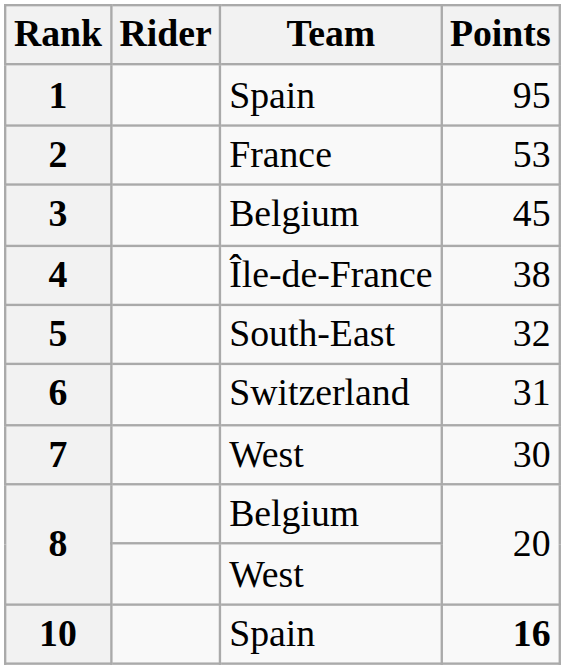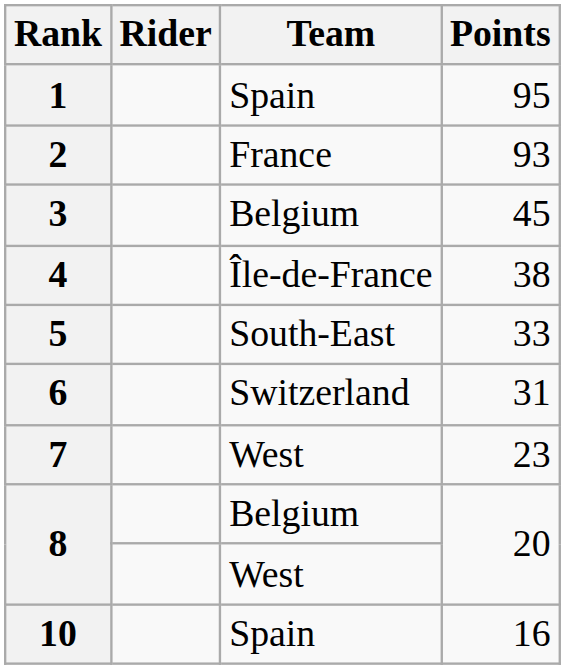(532, 154) 53 -> (532, 154) 93
(532, 333) 32 -> (532, 333) 33
(532, 453) 30 -> (532, 453) 23
(532, 633) bold -> (532, 633) normal
